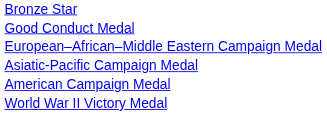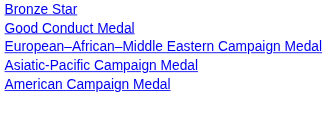- row: (86, 103)
